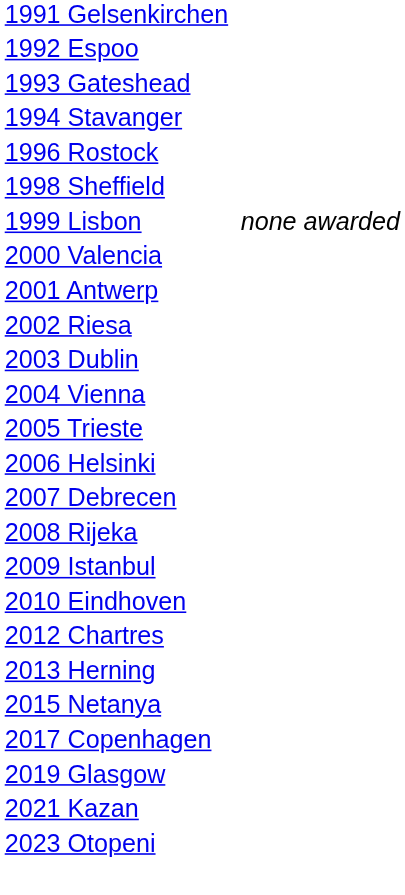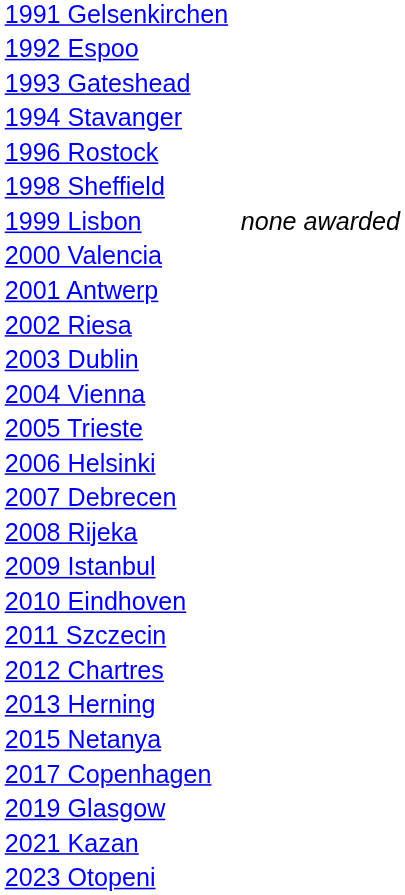+ row: (85, 636)
